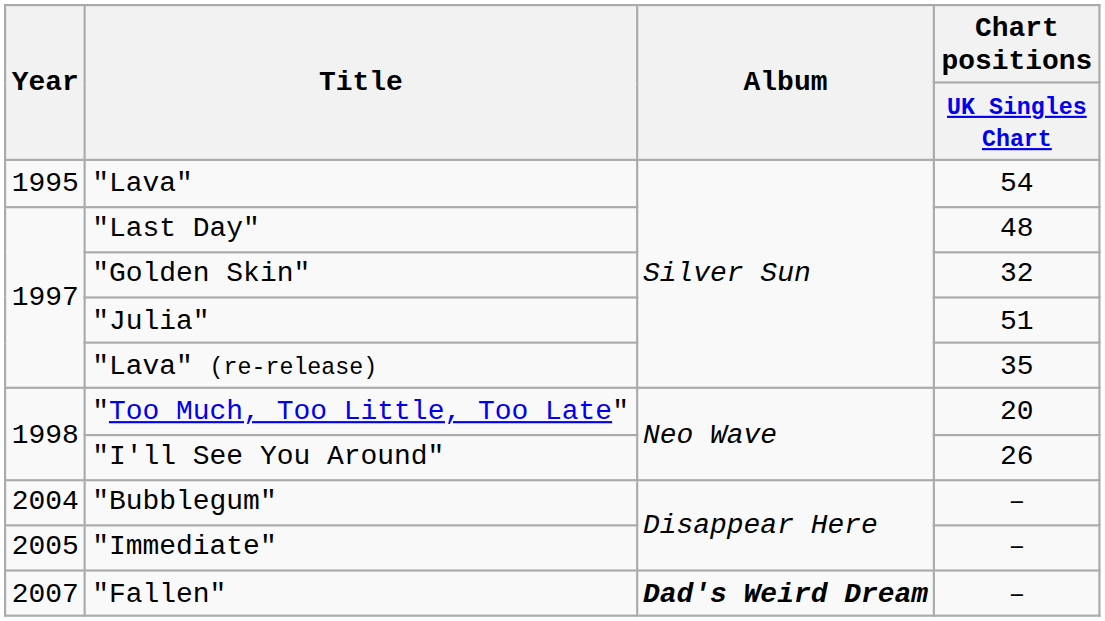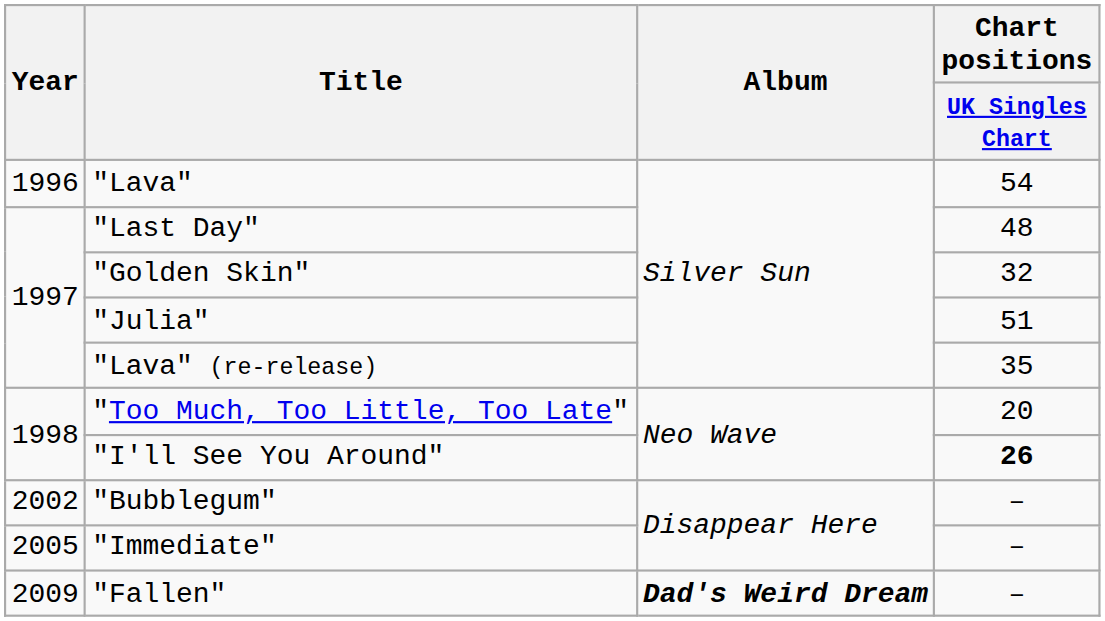(45, 183) 1995 -> (45, 183) 1996
(1017, 457) normal -> (1017, 457) bold
(45, 502) 2004 -> (45, 502) 2002
(45, 593) 2007 -> (45, 593) 2009
